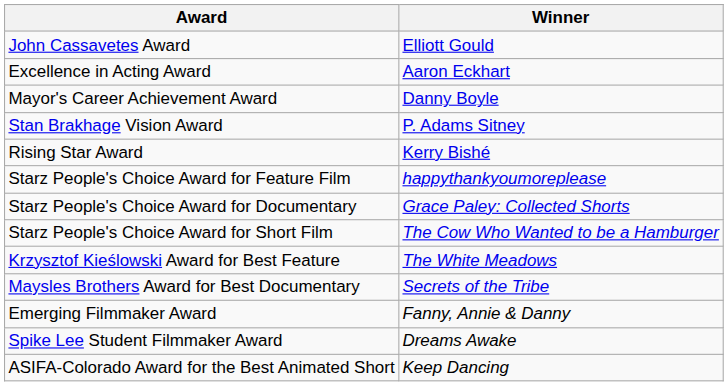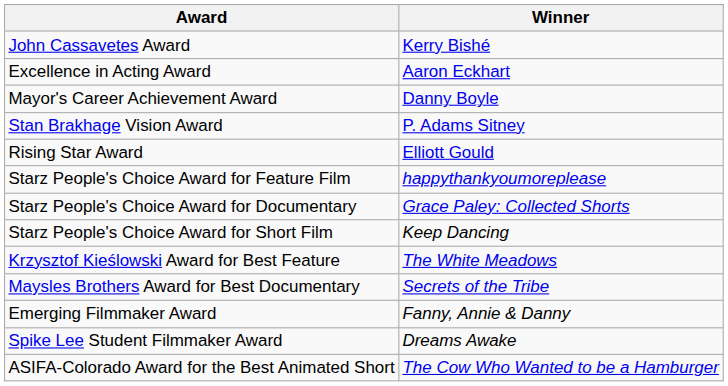(448, 44) Elliott Gould -> (446, 44) Kerry Bishé
(446, 152) Kerry Bishé -> (448, 152) Elliott Gould
(561, 233) The Cow Who Wanted to be a Hamburger -> (456, 233) Keep Dancing
(456, 367) Keep Dancing -> (561, 367) The Cow Who Wanted to be a Hamburger
